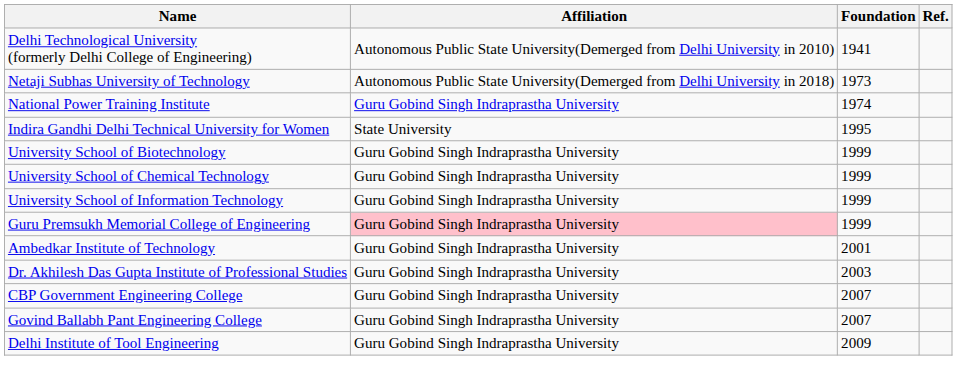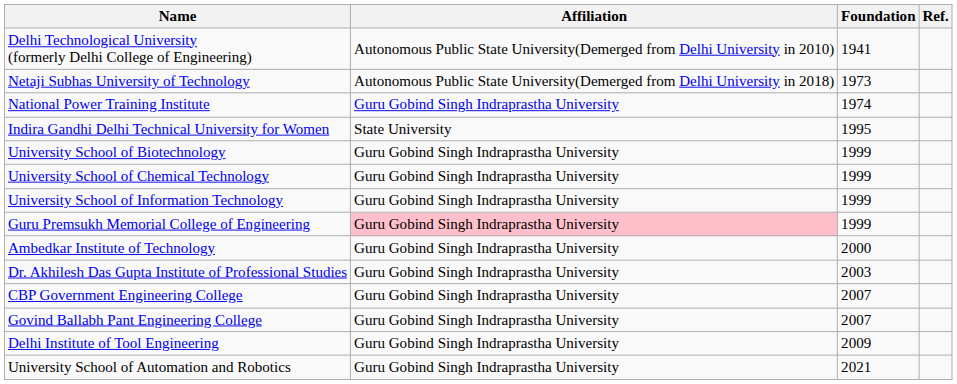(856, 248) 2001 -> (856, 248) 2000
+ row: (149, 367)
